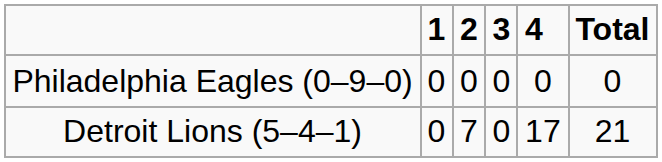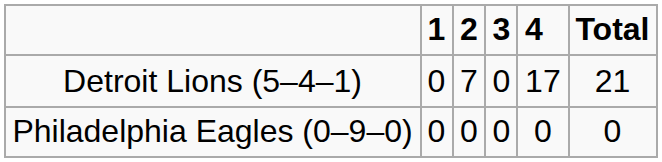rows swapped: (213, 131) <-> (213, 80)
